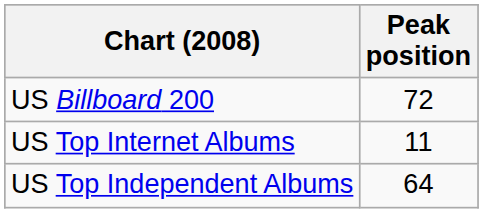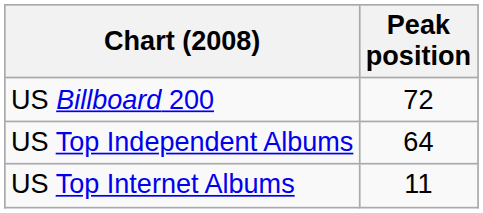rows swapped: (153, 142) <-> (182, 185)
